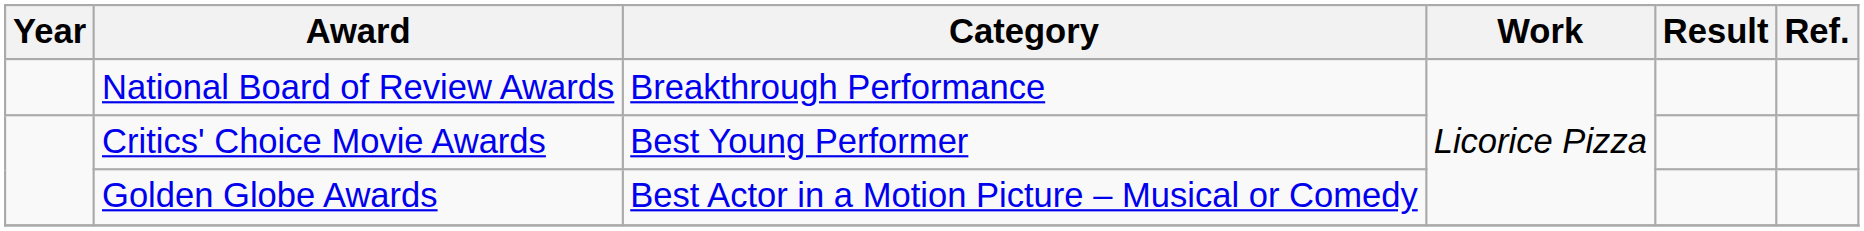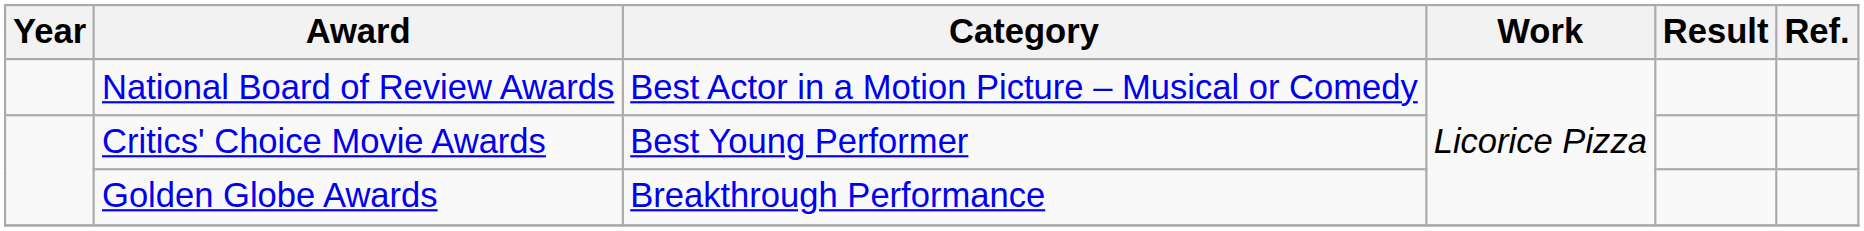(838, 86) Breakthrough Performance -> (1024, 86) Best Actor in a Motion Picture – Musical or Comedy
(1024, 196) Best Actor in a Motion Picture – Musical or Comedy -> (838, 196) Breakthrough Performance
